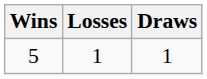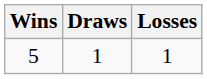columns swapped: (97, 21) <-> (167, 21)
